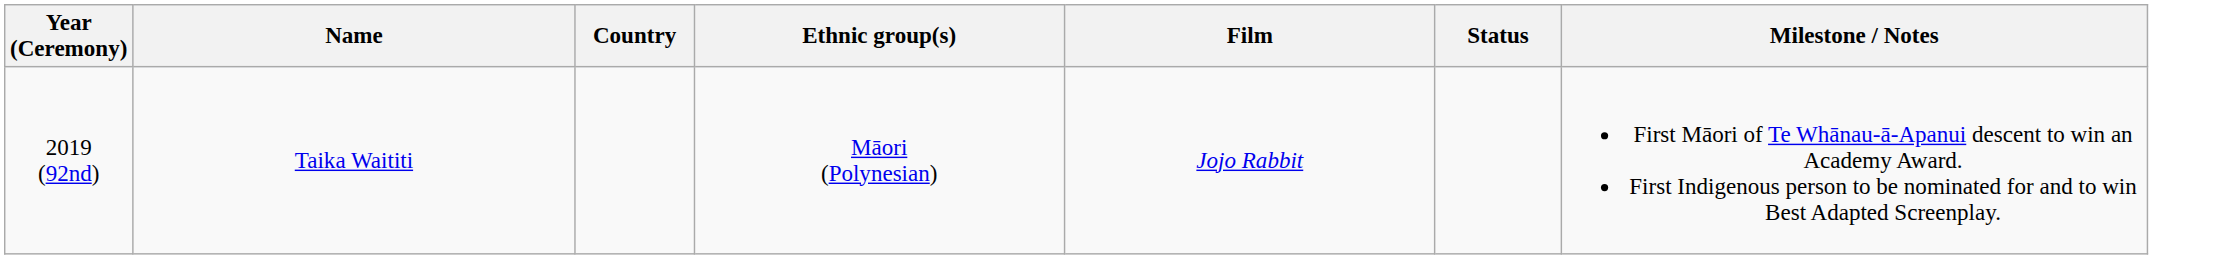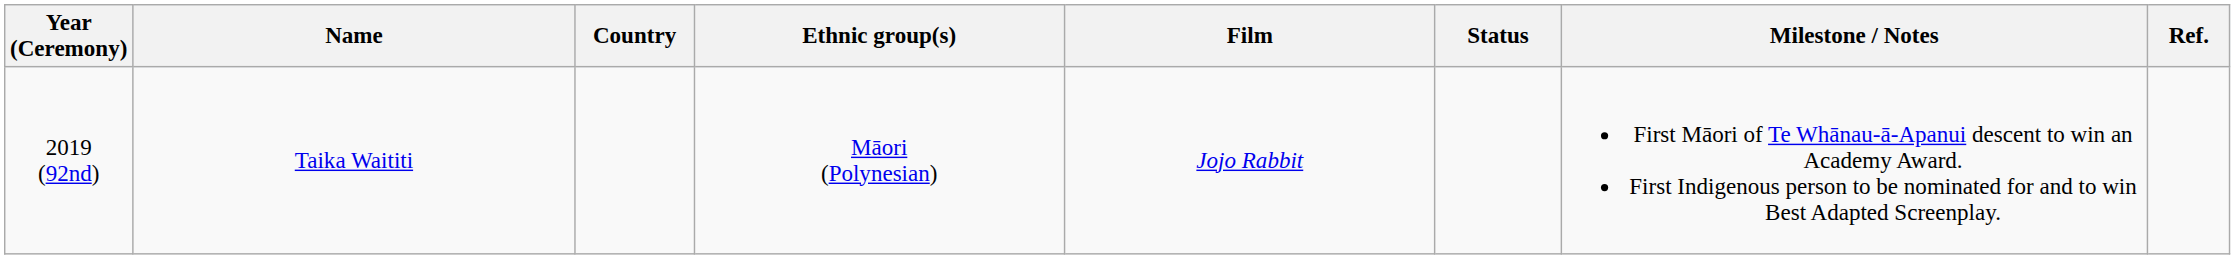+ column: (2189, 35)
